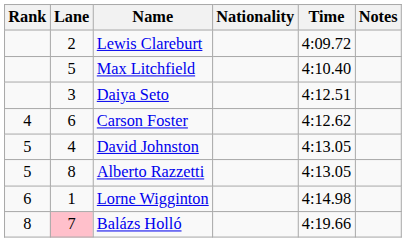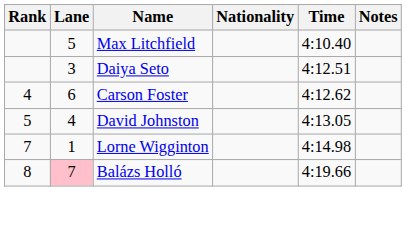- row: (150, 43)
- row: (150, 172)
(27, 198) 6 -> (27, 146) 7
